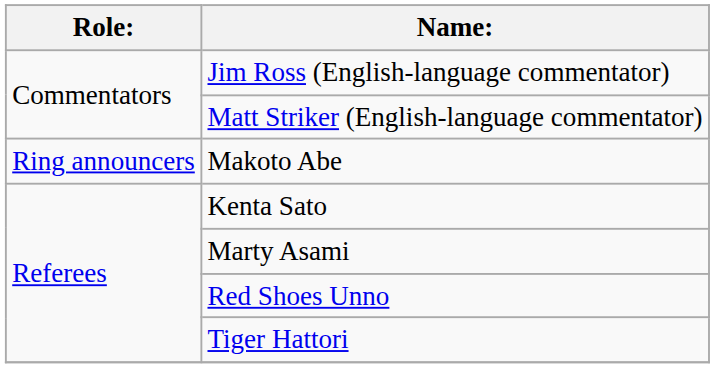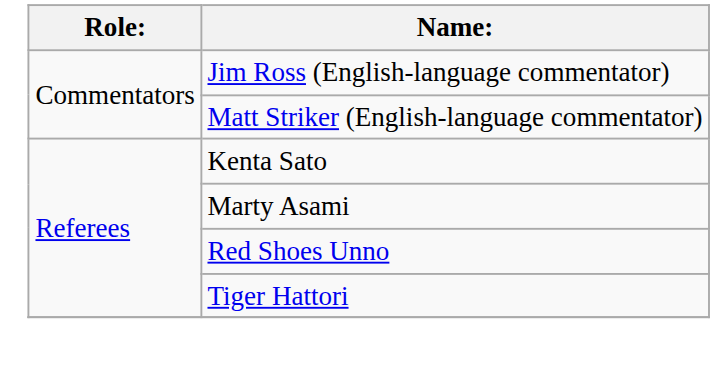- row: (275, 161)
